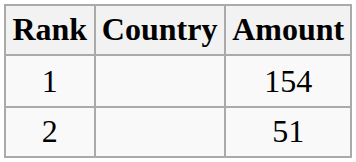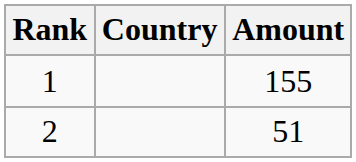(288, 80) 154 -> (288, 80) 155
